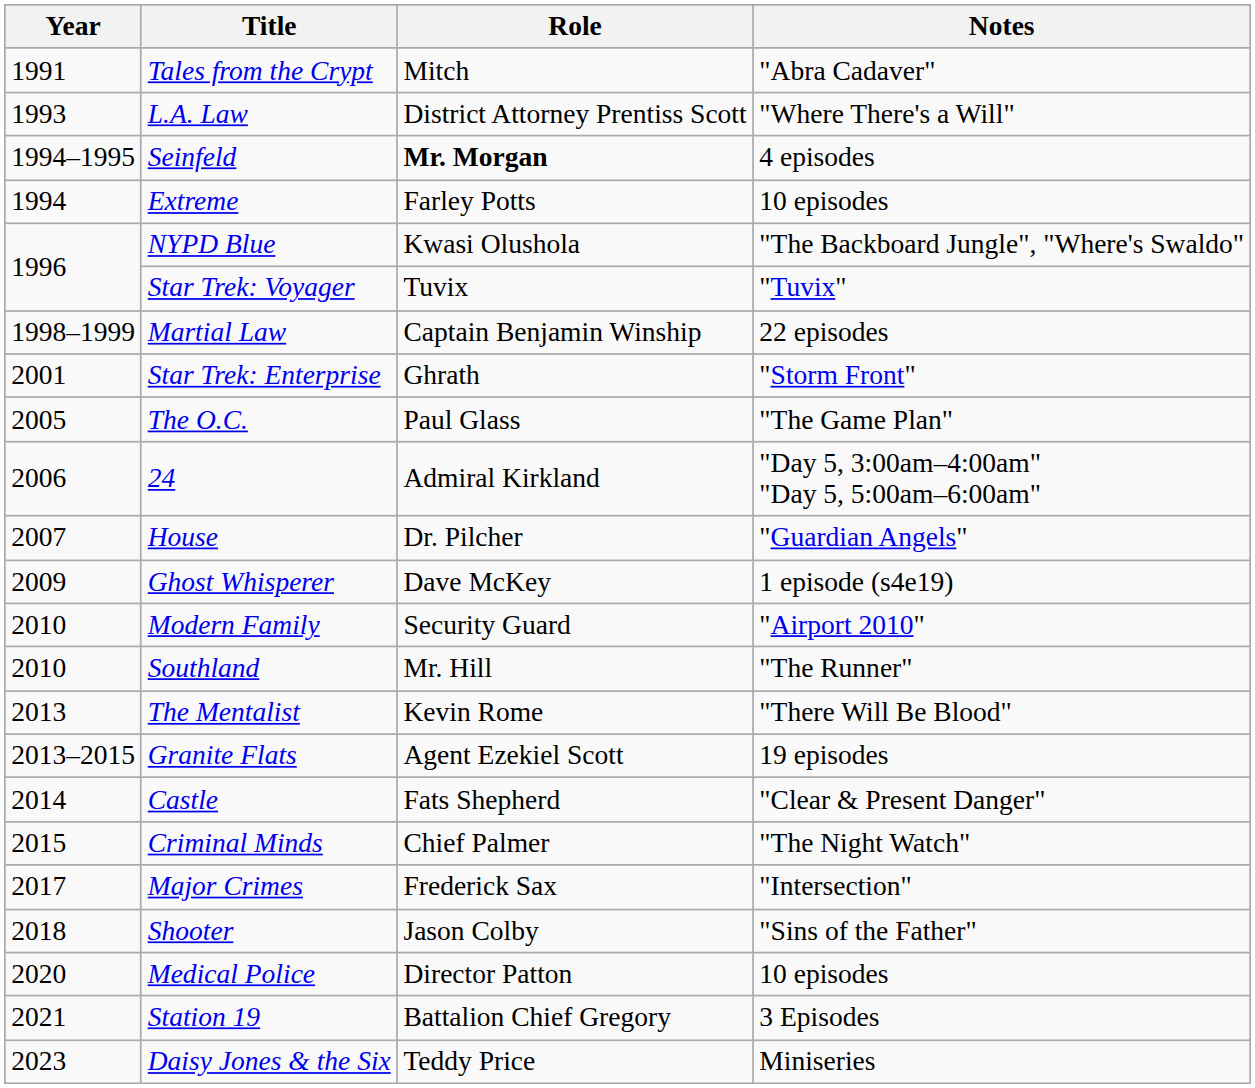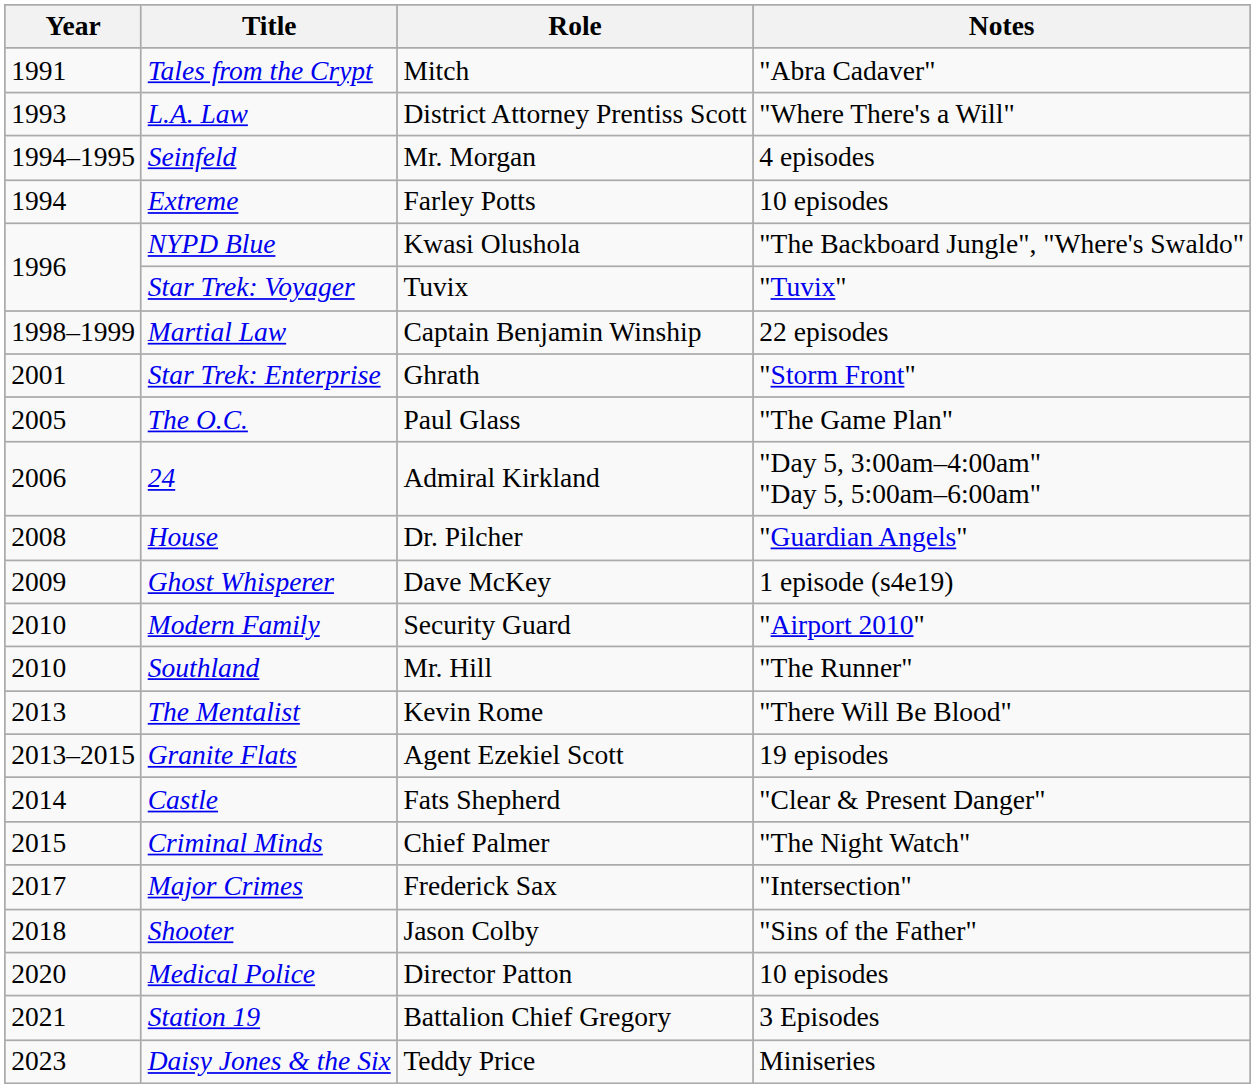(476, 157) bold -> (470, 157) normal
(39, 537) 2007 -> (39, 537) 2008
